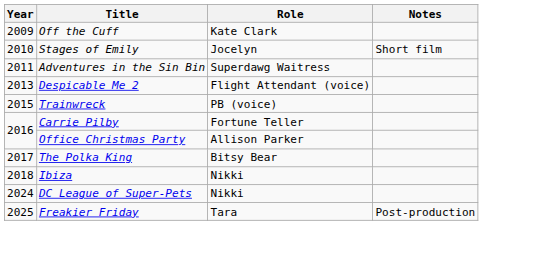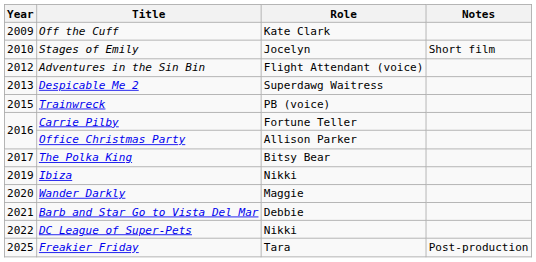(20, 67) 2011 -> (20, 67) 2012
(270, 67) Superdawg Waitress -> (344, 67) Flight Attendant (voice)
(290, 85) Flight Attendant (voice) -> (324, 85) Superdawg Waitress
(20, 176) 2018 -> (20, 176) 2019
+ row: (82, 194)
+ row: (149, 212)
(20, 194) 2024 -> (20, 230) 2022
